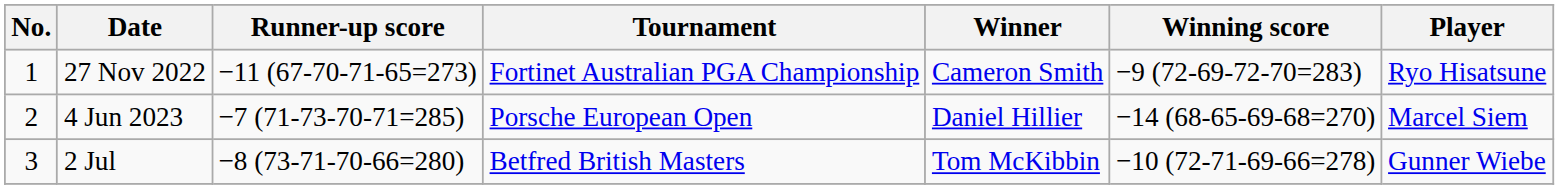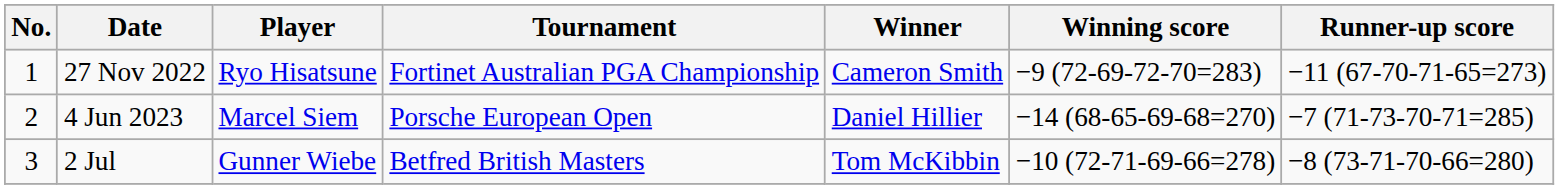columns swapped: (1467, 27) <-> (348, 27)
